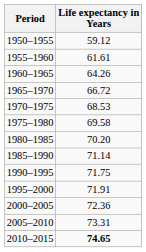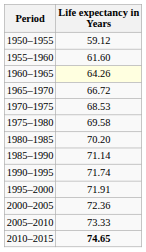(99, 57) 61.61 -> (99, 57) 61.60
(99, 73) no background -> (99, 73) lightyellow background
(99, 172) 71.75 -> (99, 172) 71.74
(99, 222) 73.31 -> (99, 222) 73.33
